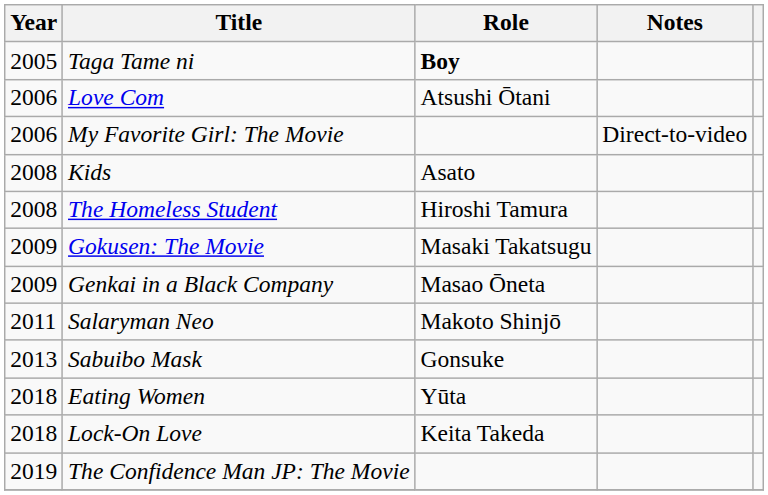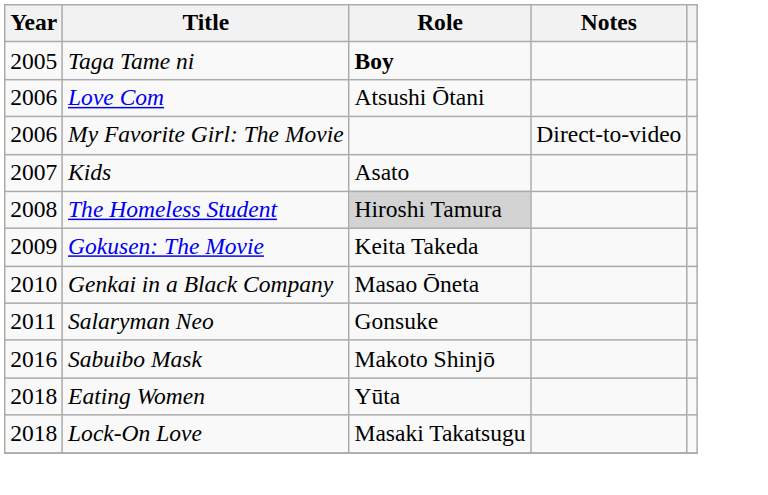(34, 172) 2008 -> (34, 172) 2007
(494, 209) no background -> (428, 209) lightgrey background
(506, 246) Masaki Takatsugu -> (416, 246) Keita Takeda
(34, 284) 2009 -> (34, 284) 2010
(491, 321) Makoto Shinjō -> (396, 321) Gonsuke
(34, 358) 2013 -> (34, 358) 2016
(462, 358) Gonsuke -> (425, 358) Makoto Shinjō
(482, 433) Keita Takeda -> (440, 433) Masaki Takatsugu
- row: (239, 470)
